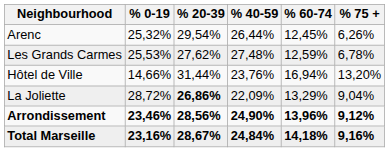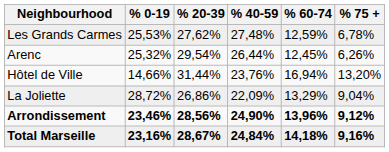rows swapped: (24, 34) <-> (65, 55)
(199, 95) bold -> (199, 95) normal
